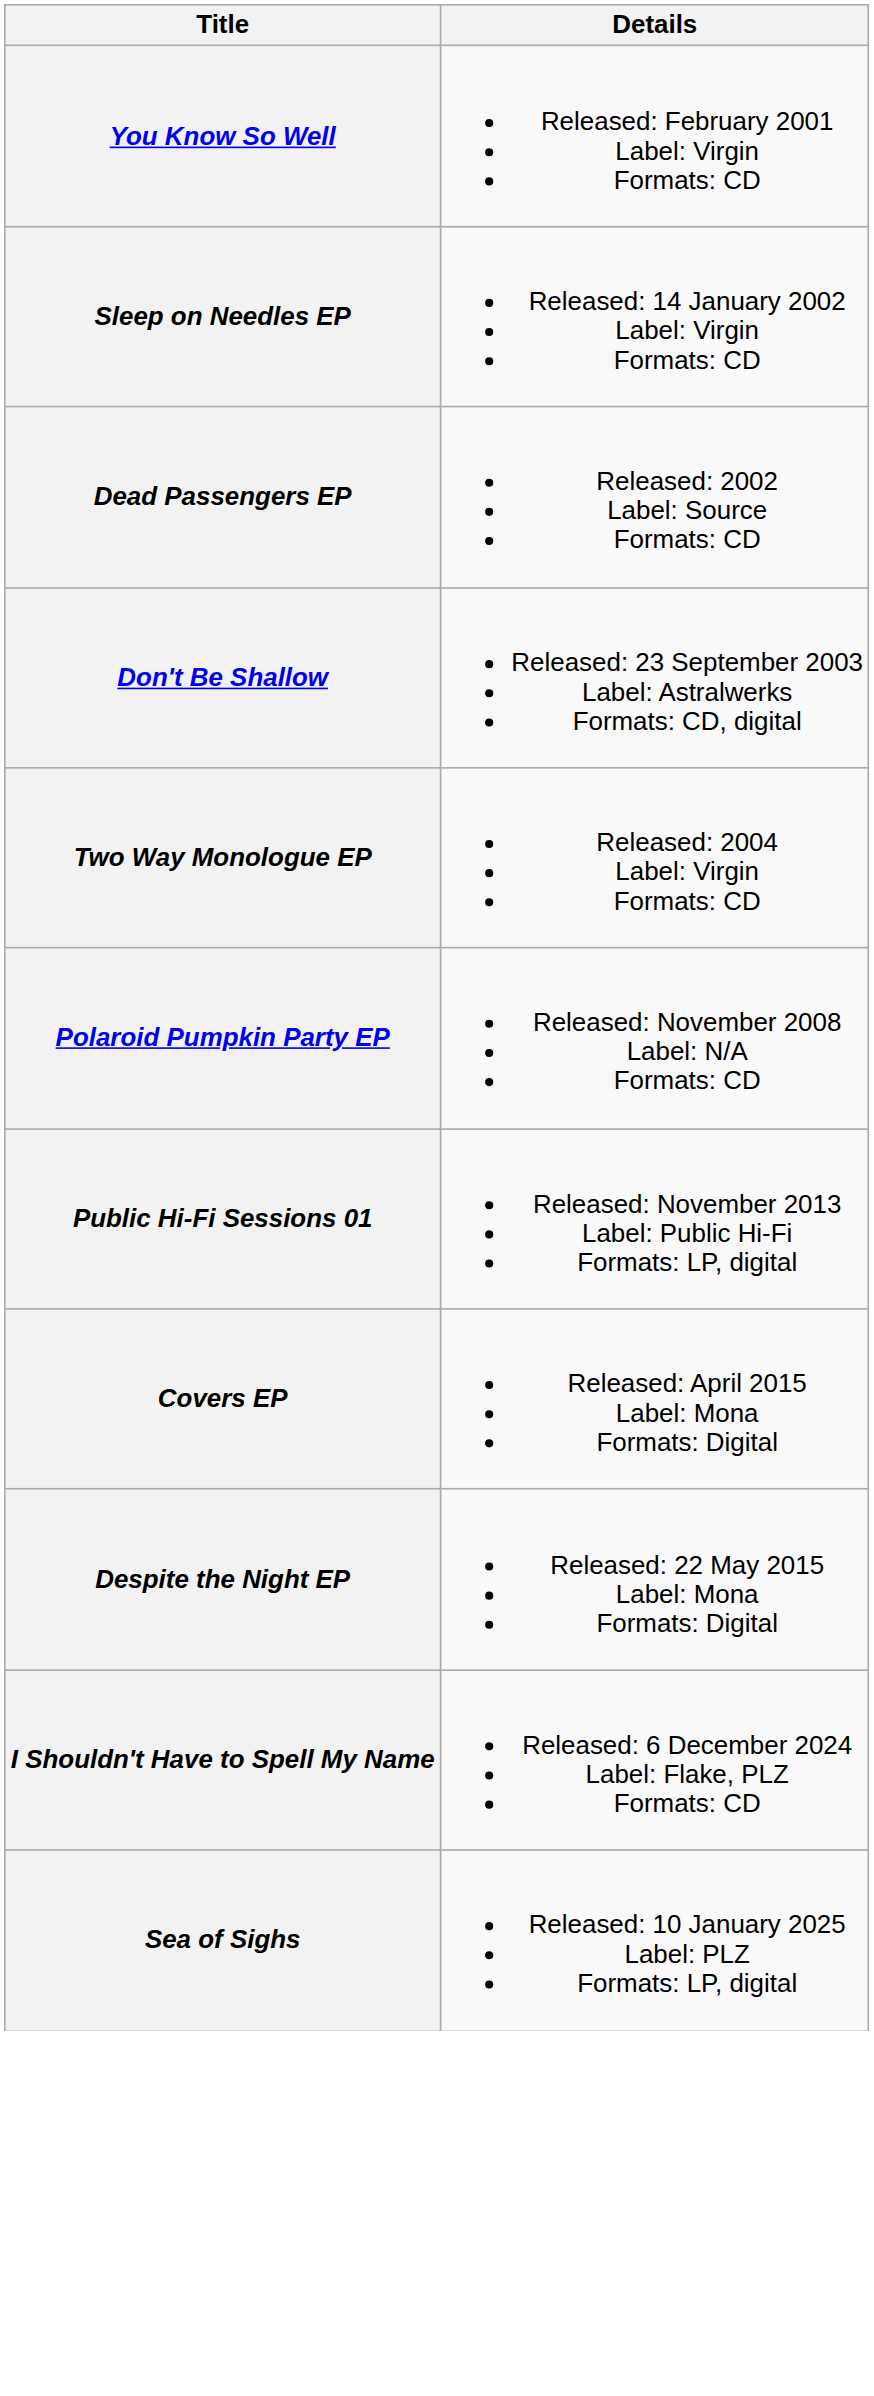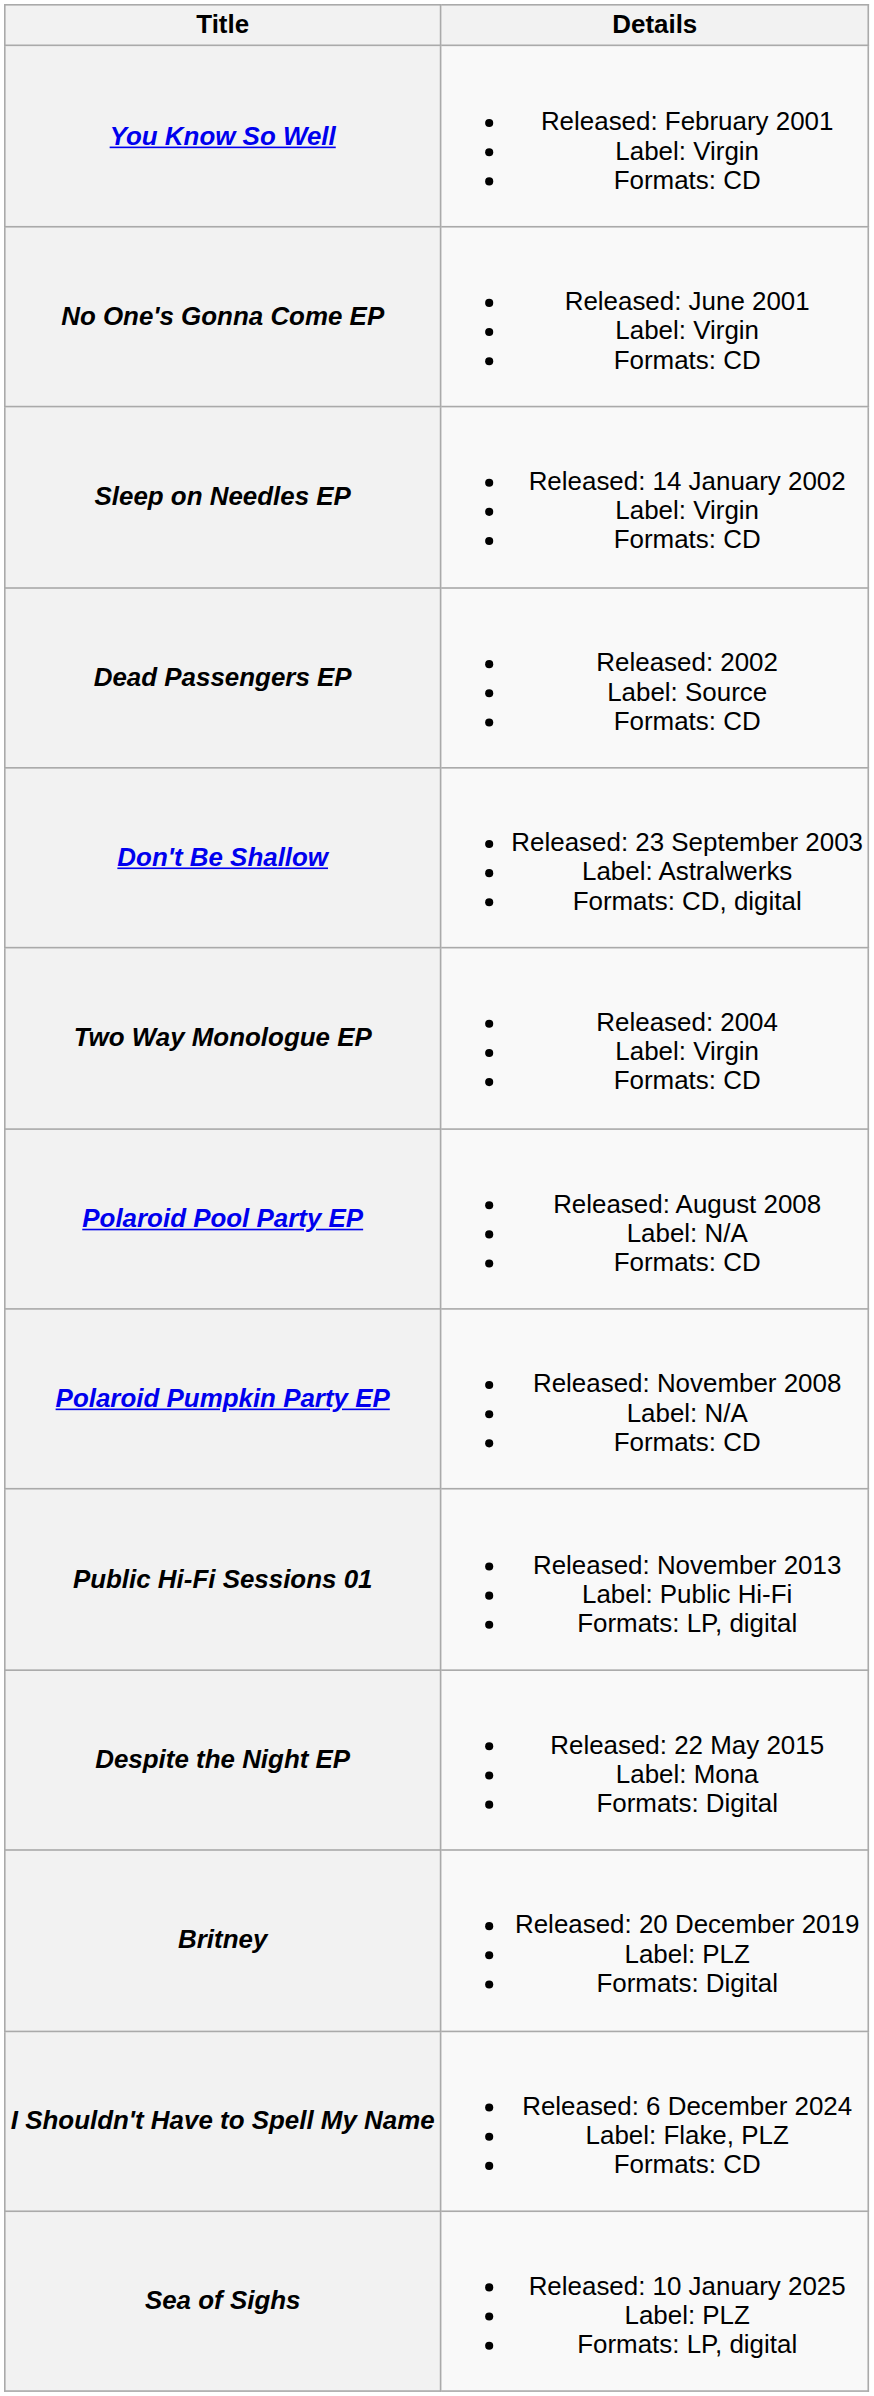+ row: (223, 316)
+ row: (223, 1218)
- row: (223, 1398)
+ row: (223, 1940)
